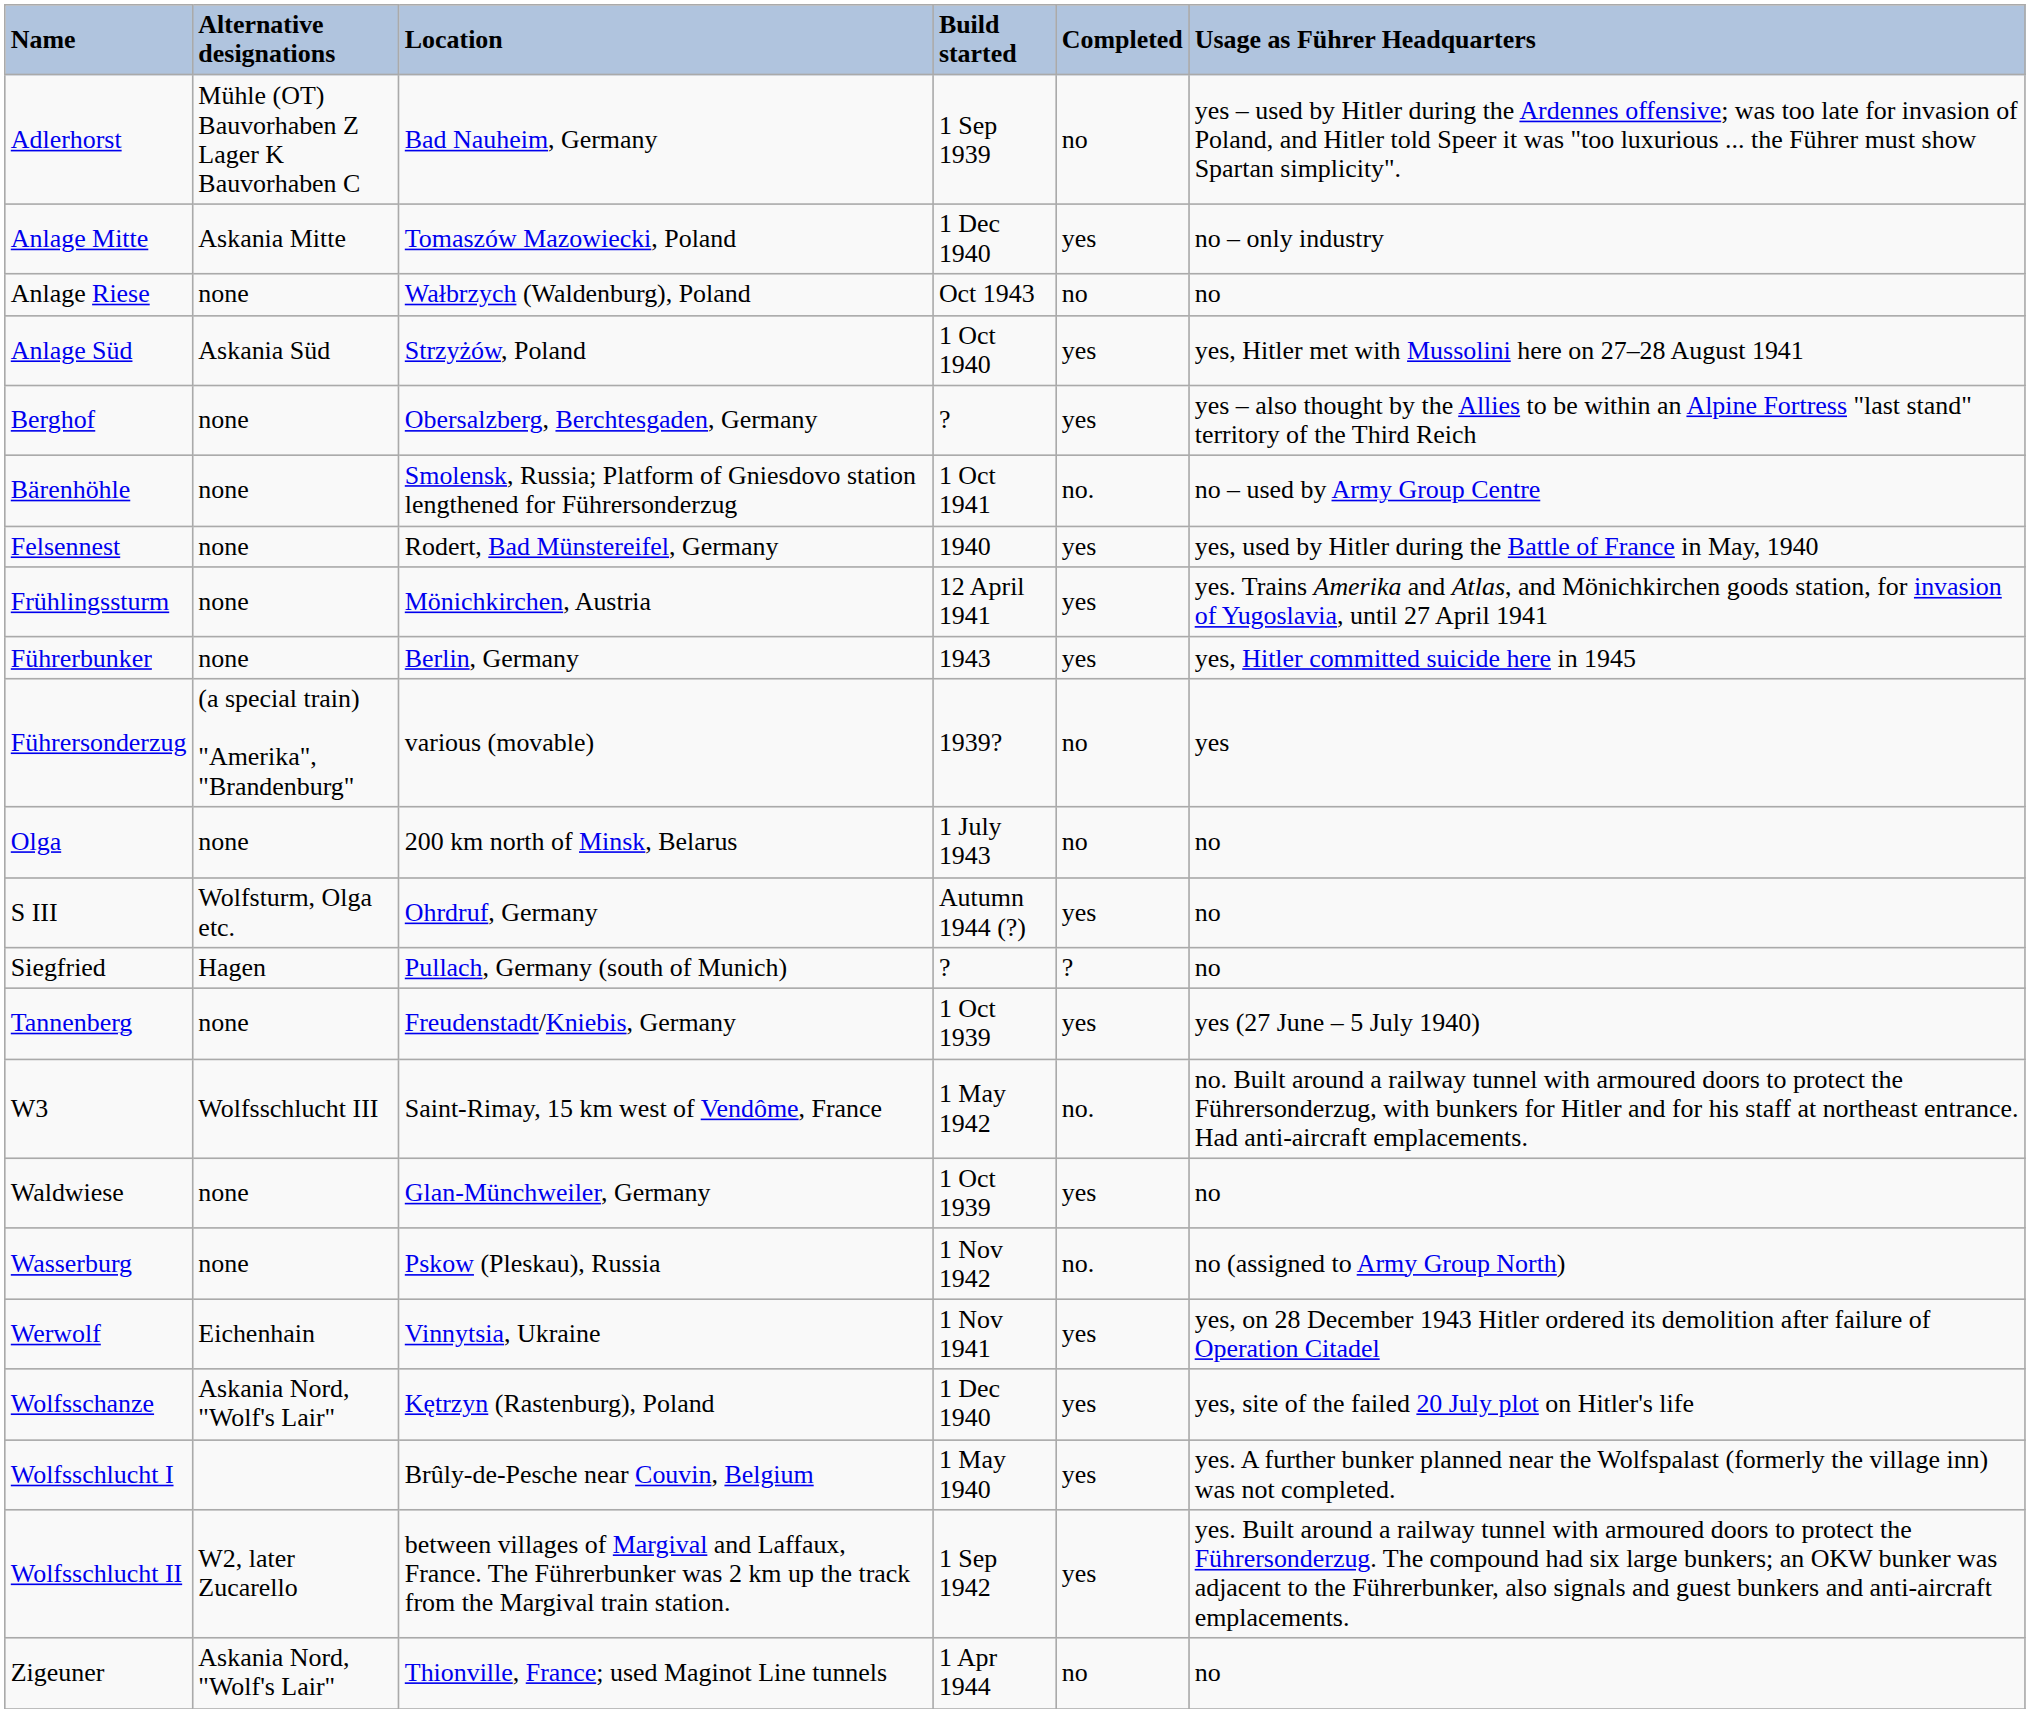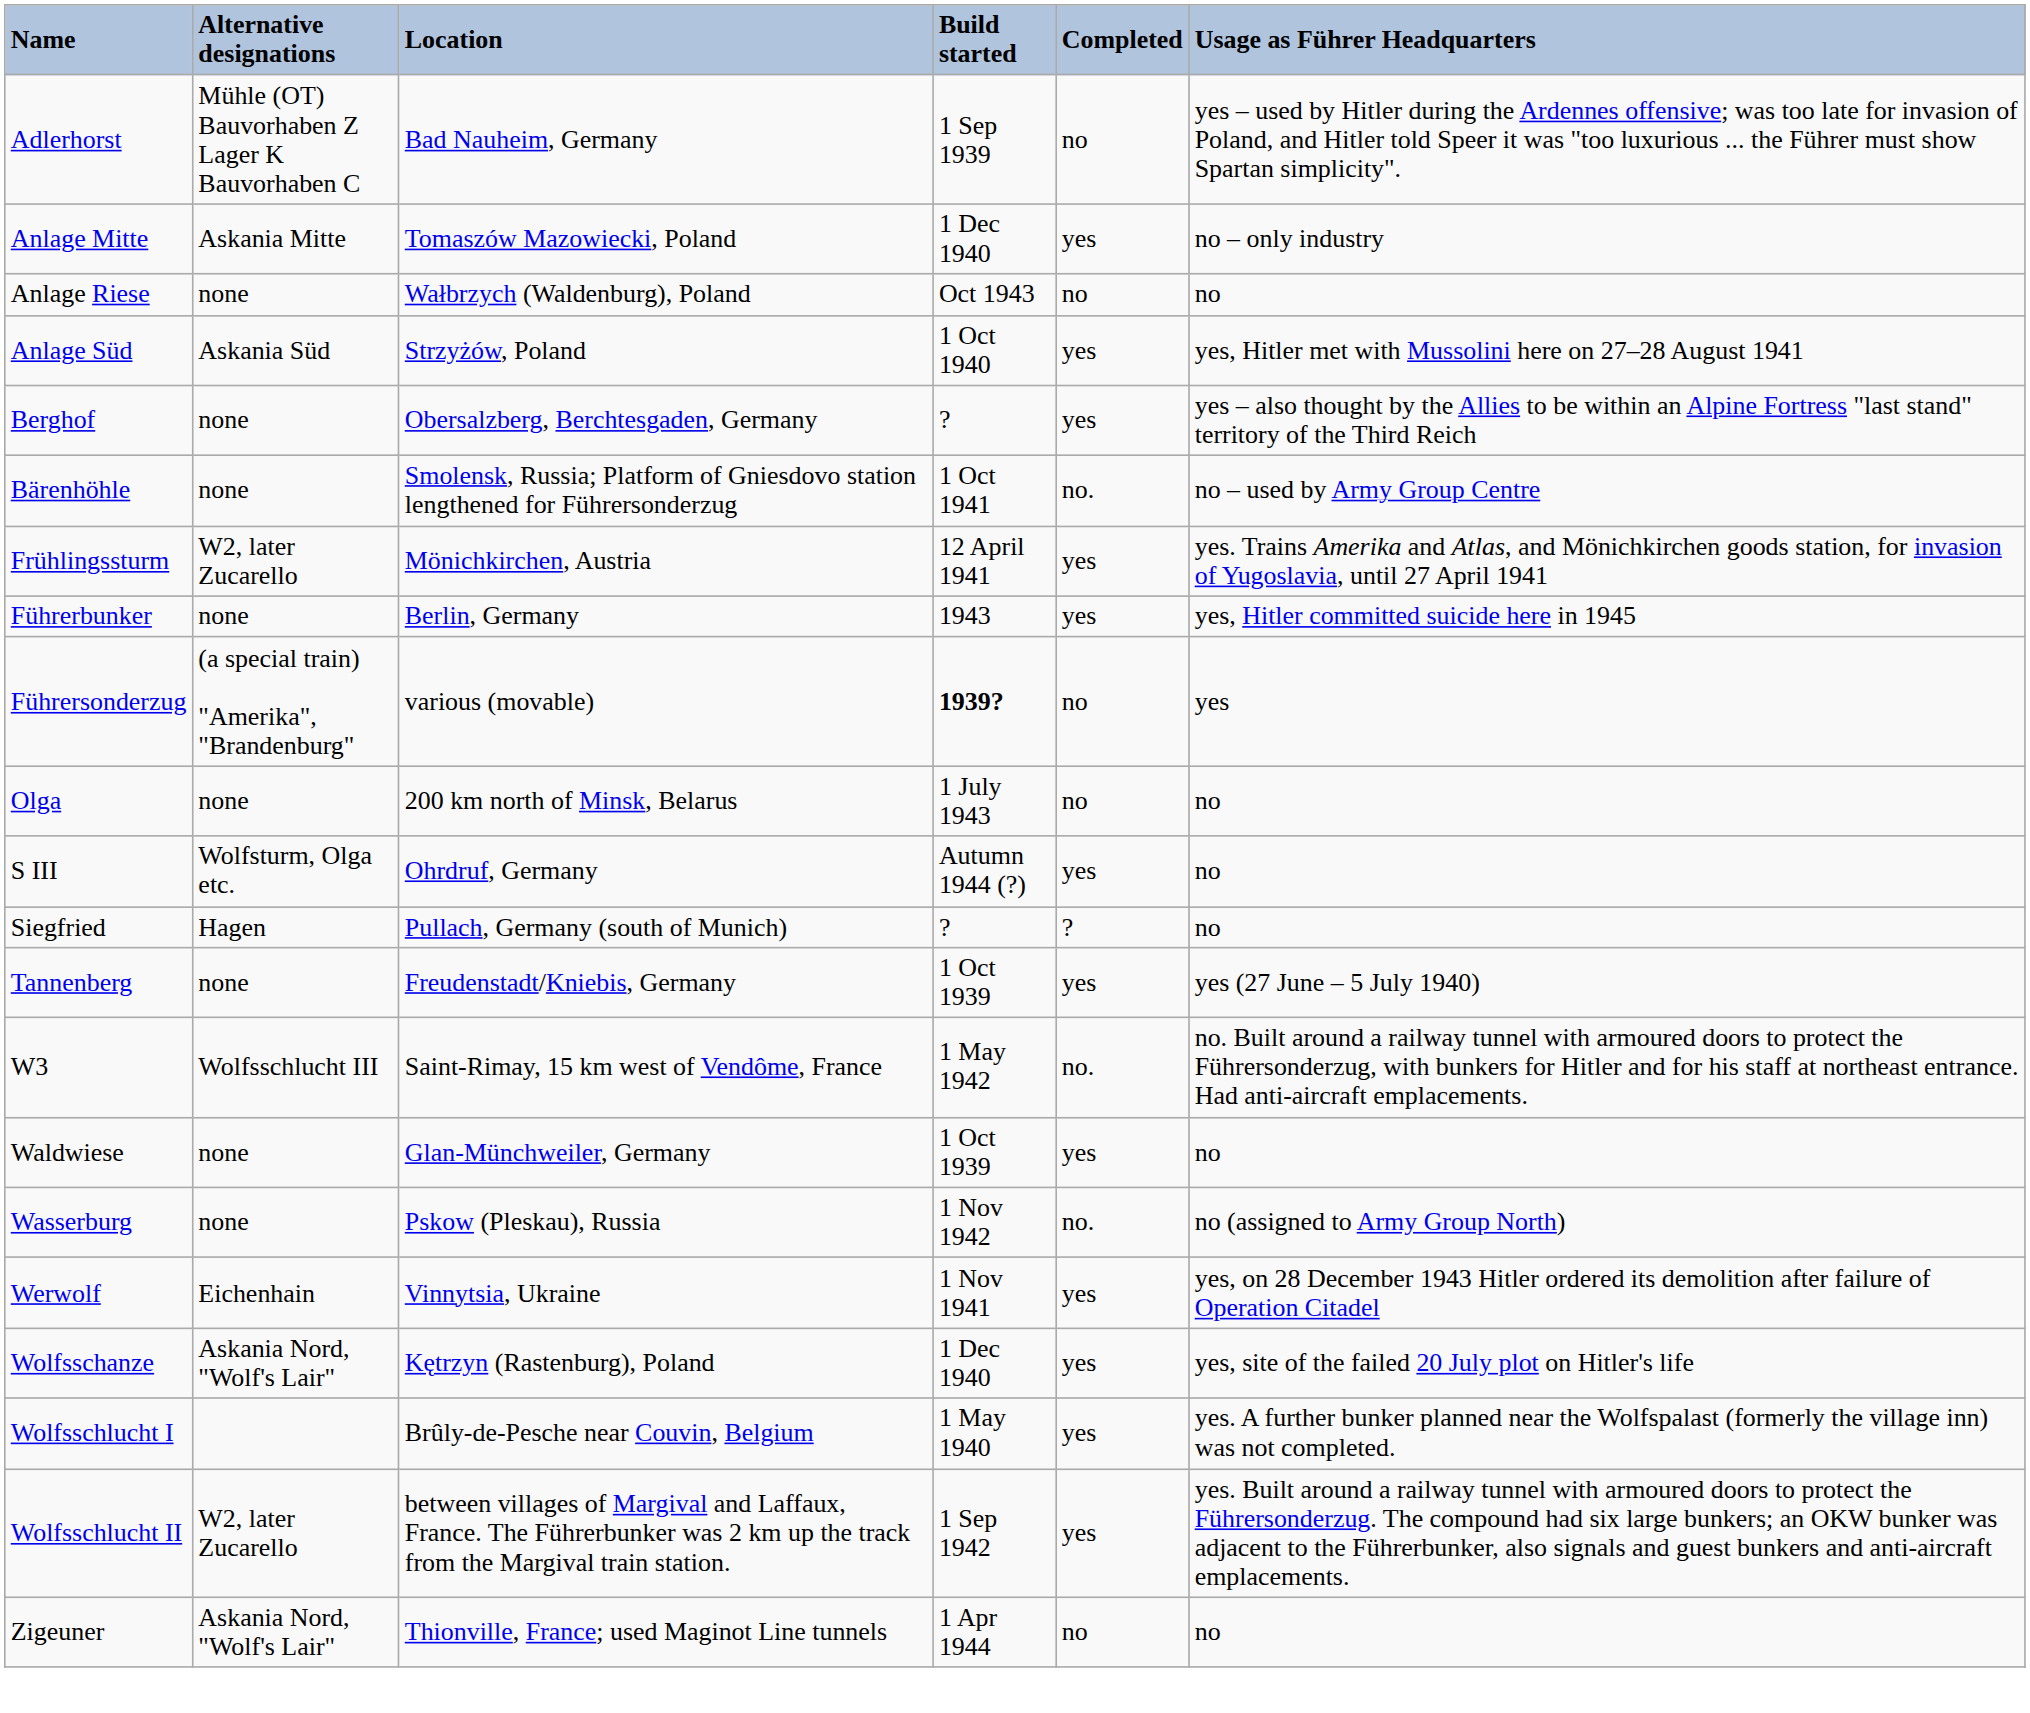- row: (65, 546)
(224, 601) none -> (248, 560) W2, later Zucarello
(971, 742) normal -> (971, 701) bold
